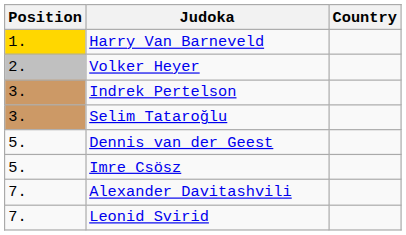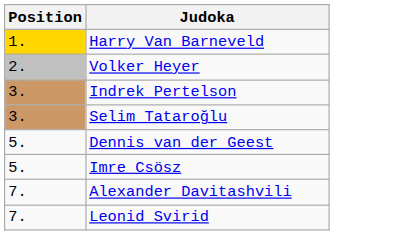- column: (365, 17)
